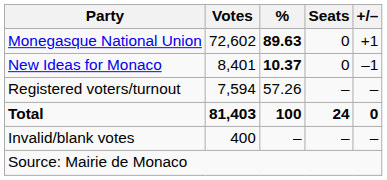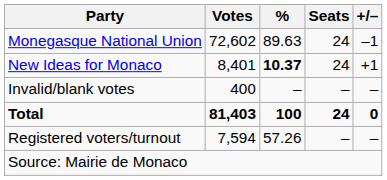(282, 41) bold -> (282, 41) normal
(345, 41) 0 -> (341, 41) 24
(370, 41) +1 -> (370, 41) –1
(345, 65) 0 -> (341, 65) 24
(370, 65) –1 -> (370, 65) +1
rows swapped: (71, 138) <-> (94, 89)
